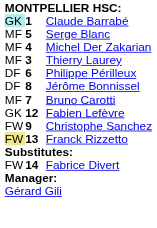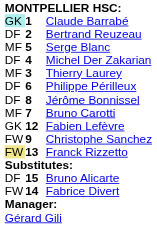+ row: (94, 34)
(13, 47) MF -> (13, 60) DF
+ row: (83, 178)
